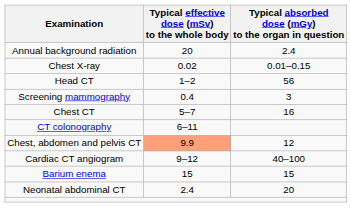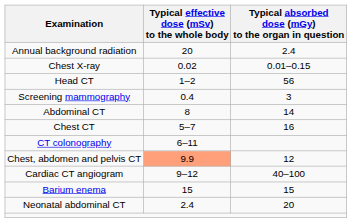+ row: (74, 112)
